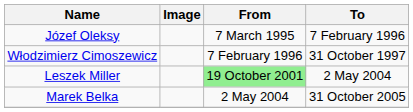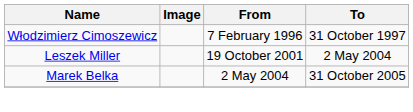- row: (82, 35)
(255, 76) lightgreen background -> (255, 55) no background
